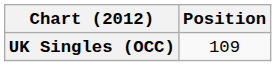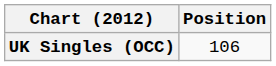(225, 47) 109 -> (225, 47) 106
